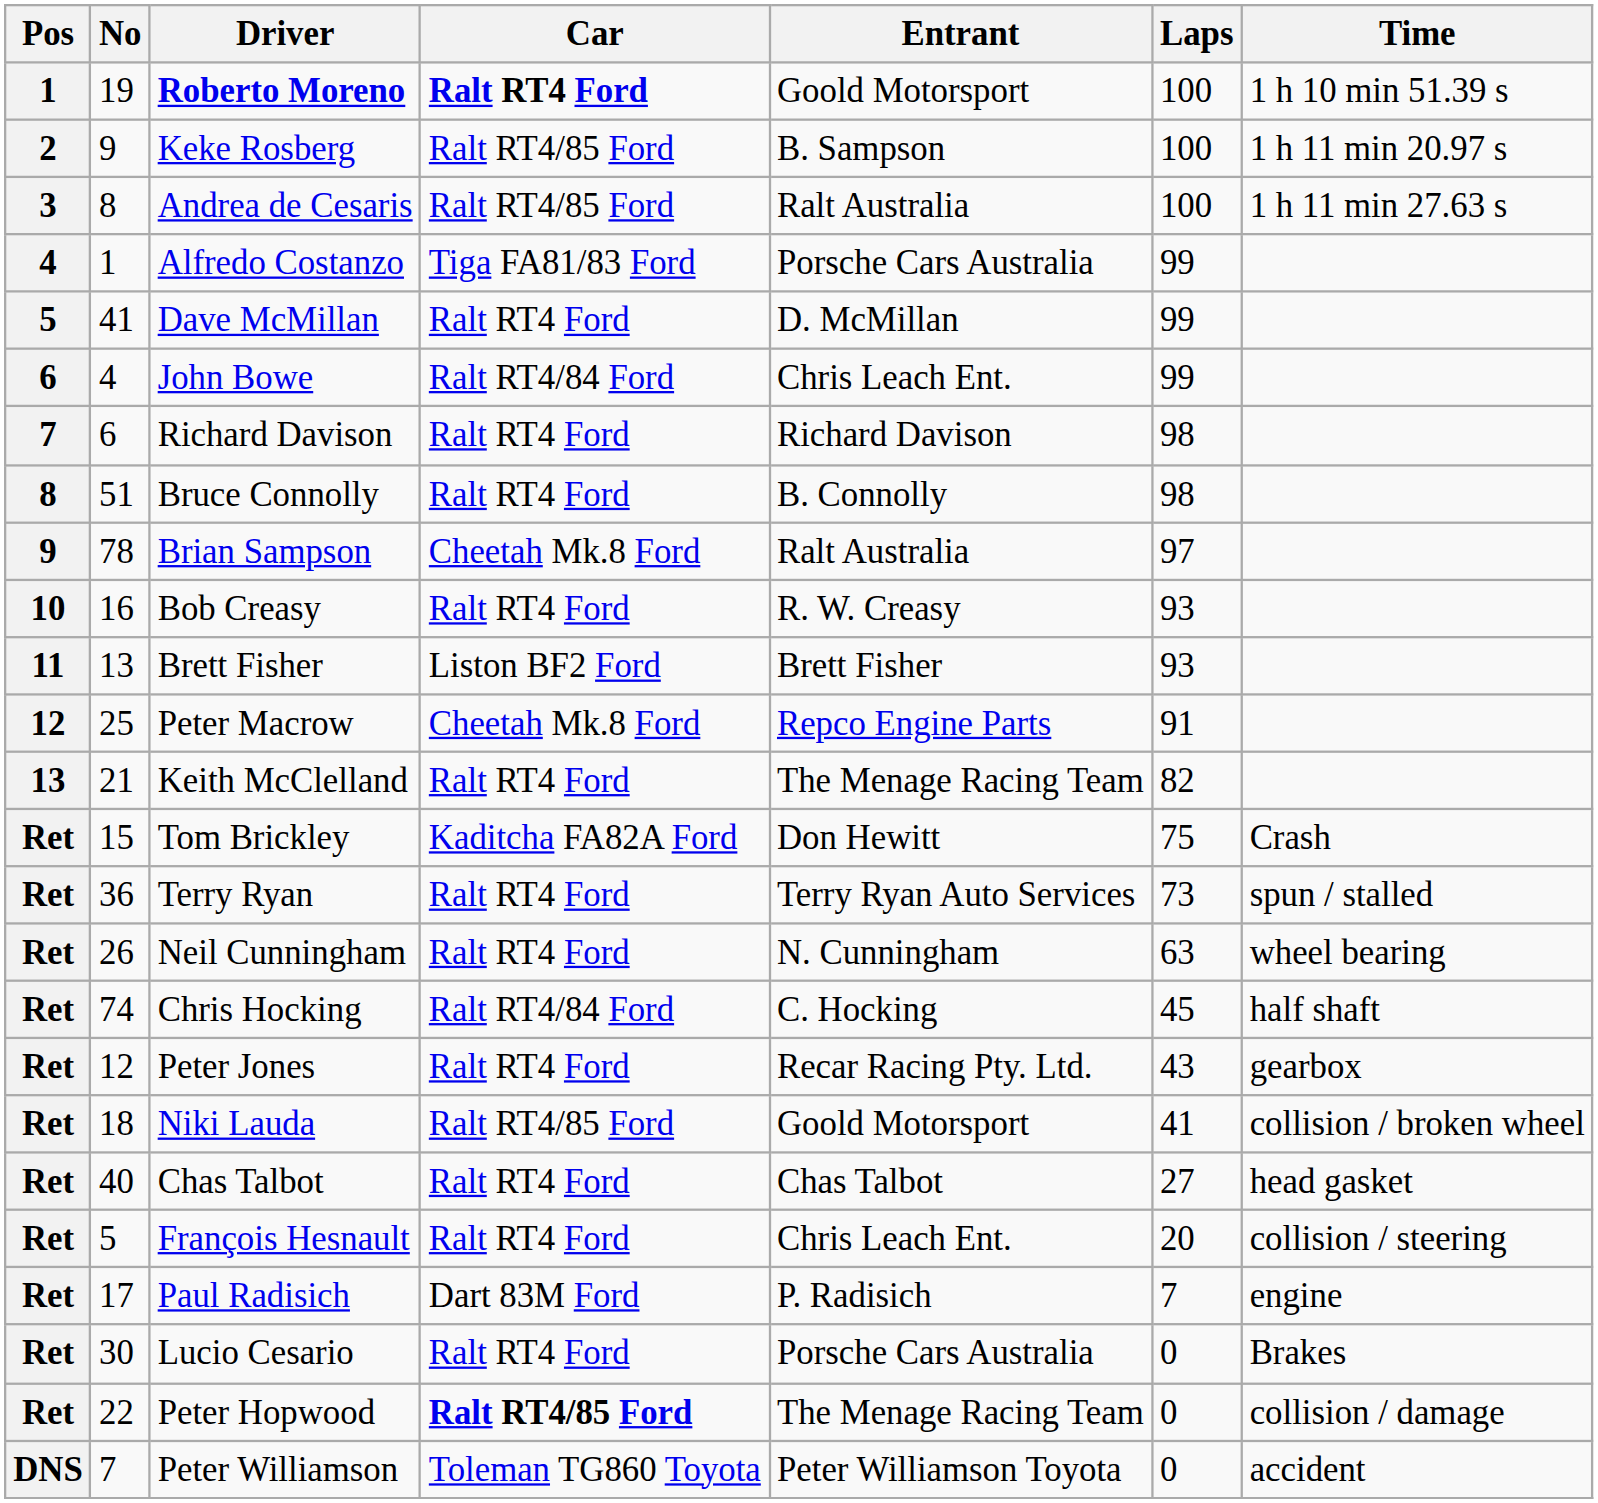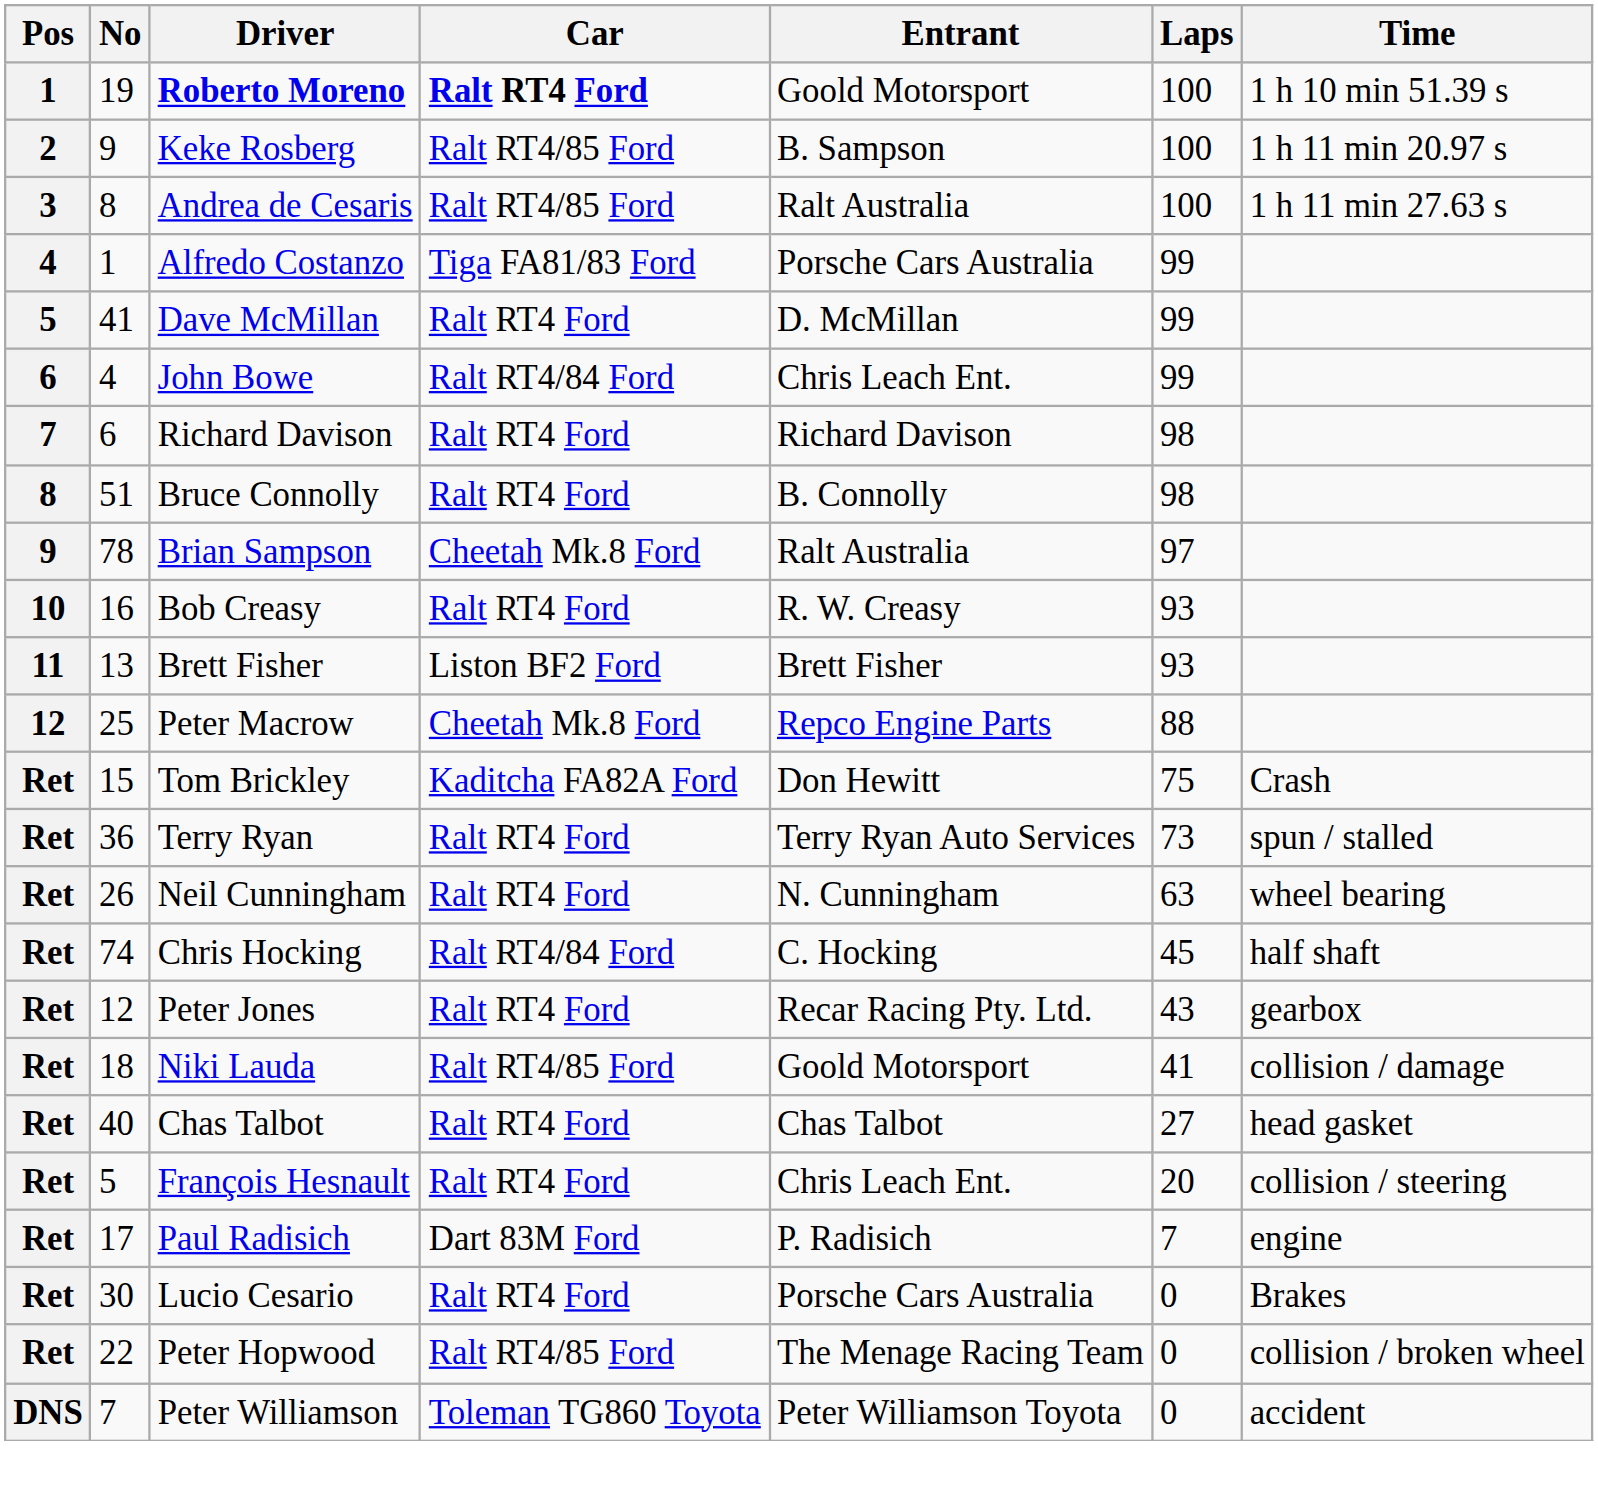(1177, 722) 91 -> (1177, 722) 88
- row: (283, 779)
(1417, 1123) collision / broken wheel -> (1377, 1066) collision / damage
(561, 1410) bold -> (551, 1353) normal
(1377, 1410) collision / damage -> (1417, 1353) collision / broken wheel
